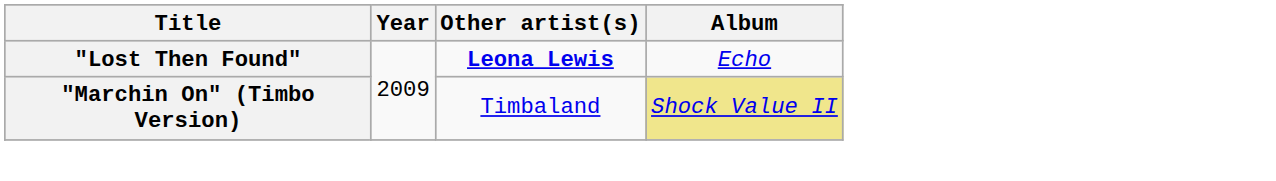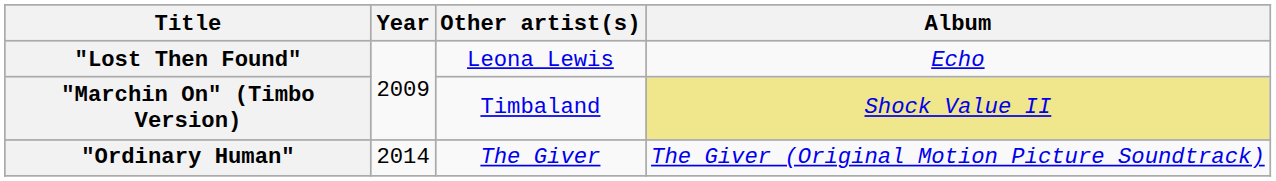(540, 59) bold -> (540, 59) normal
+ row: (188, 157)
